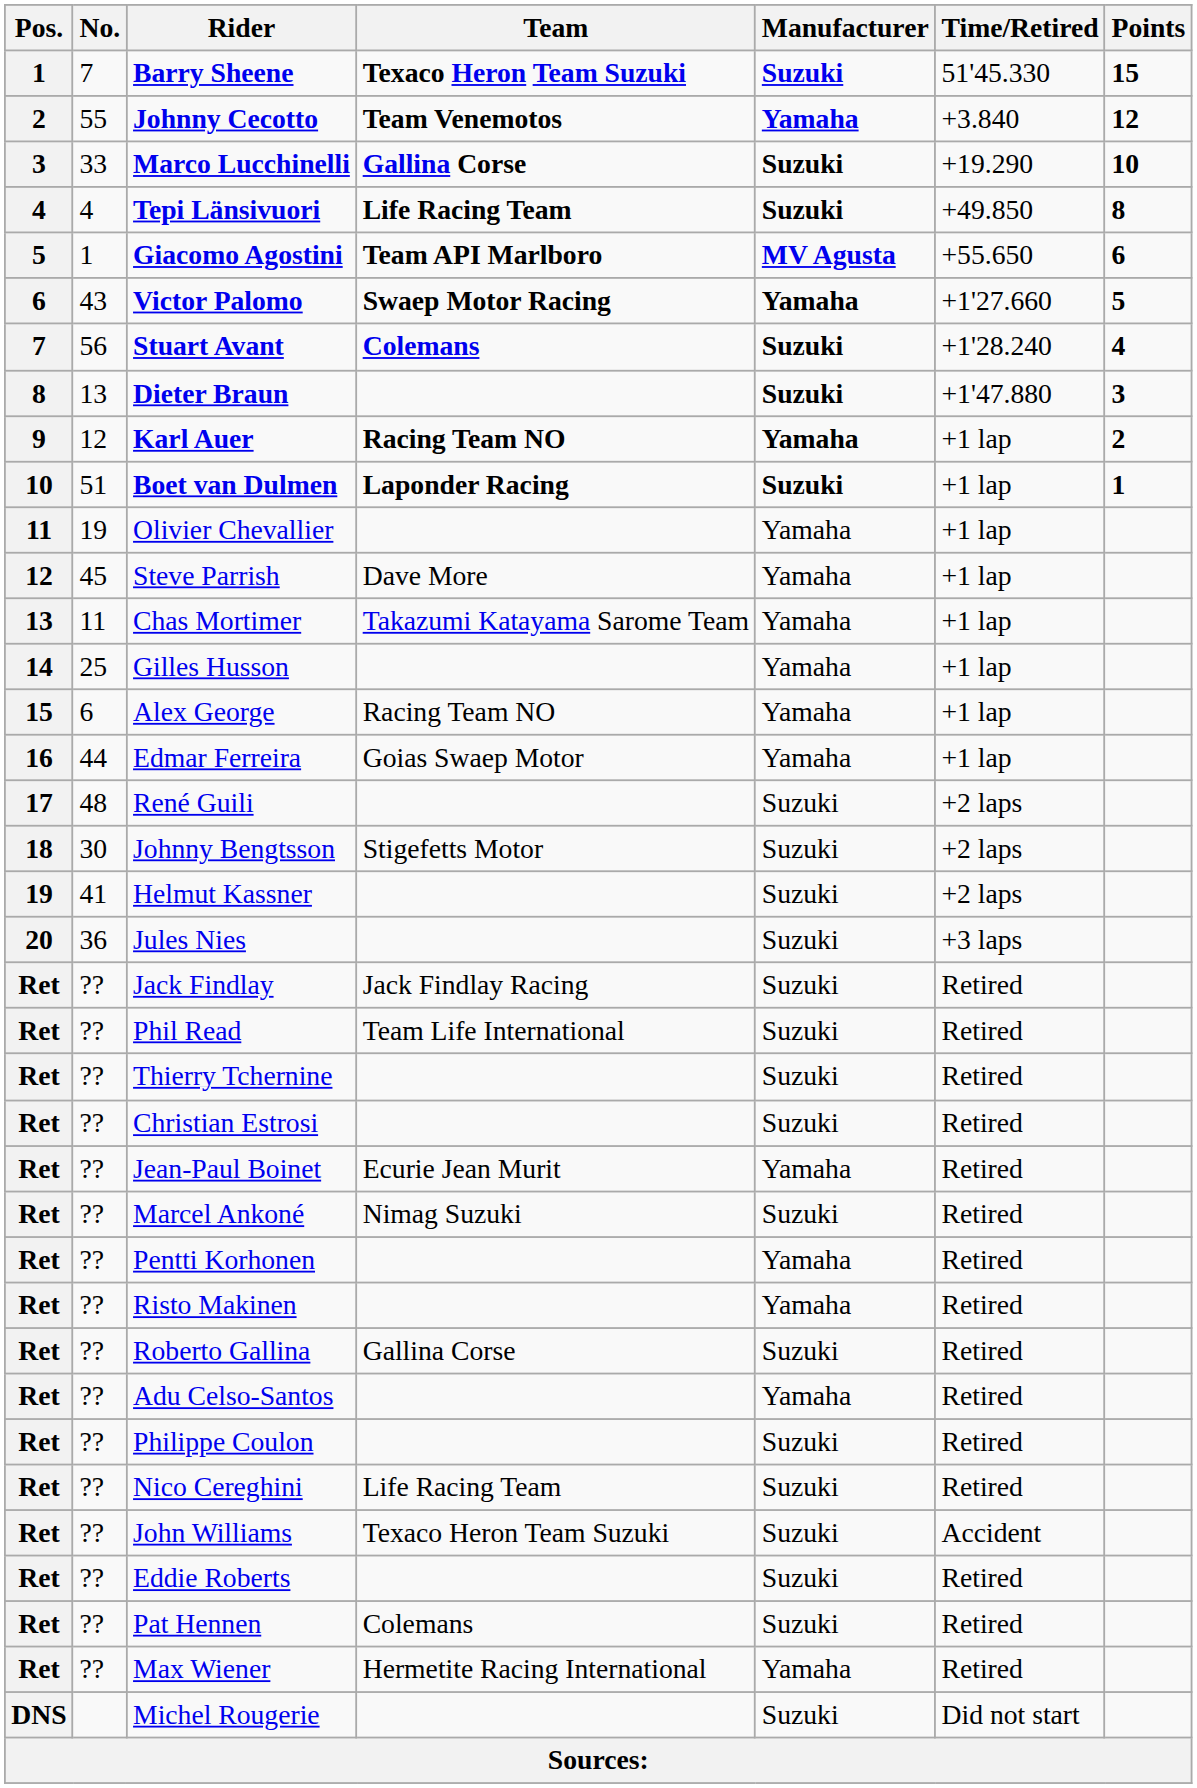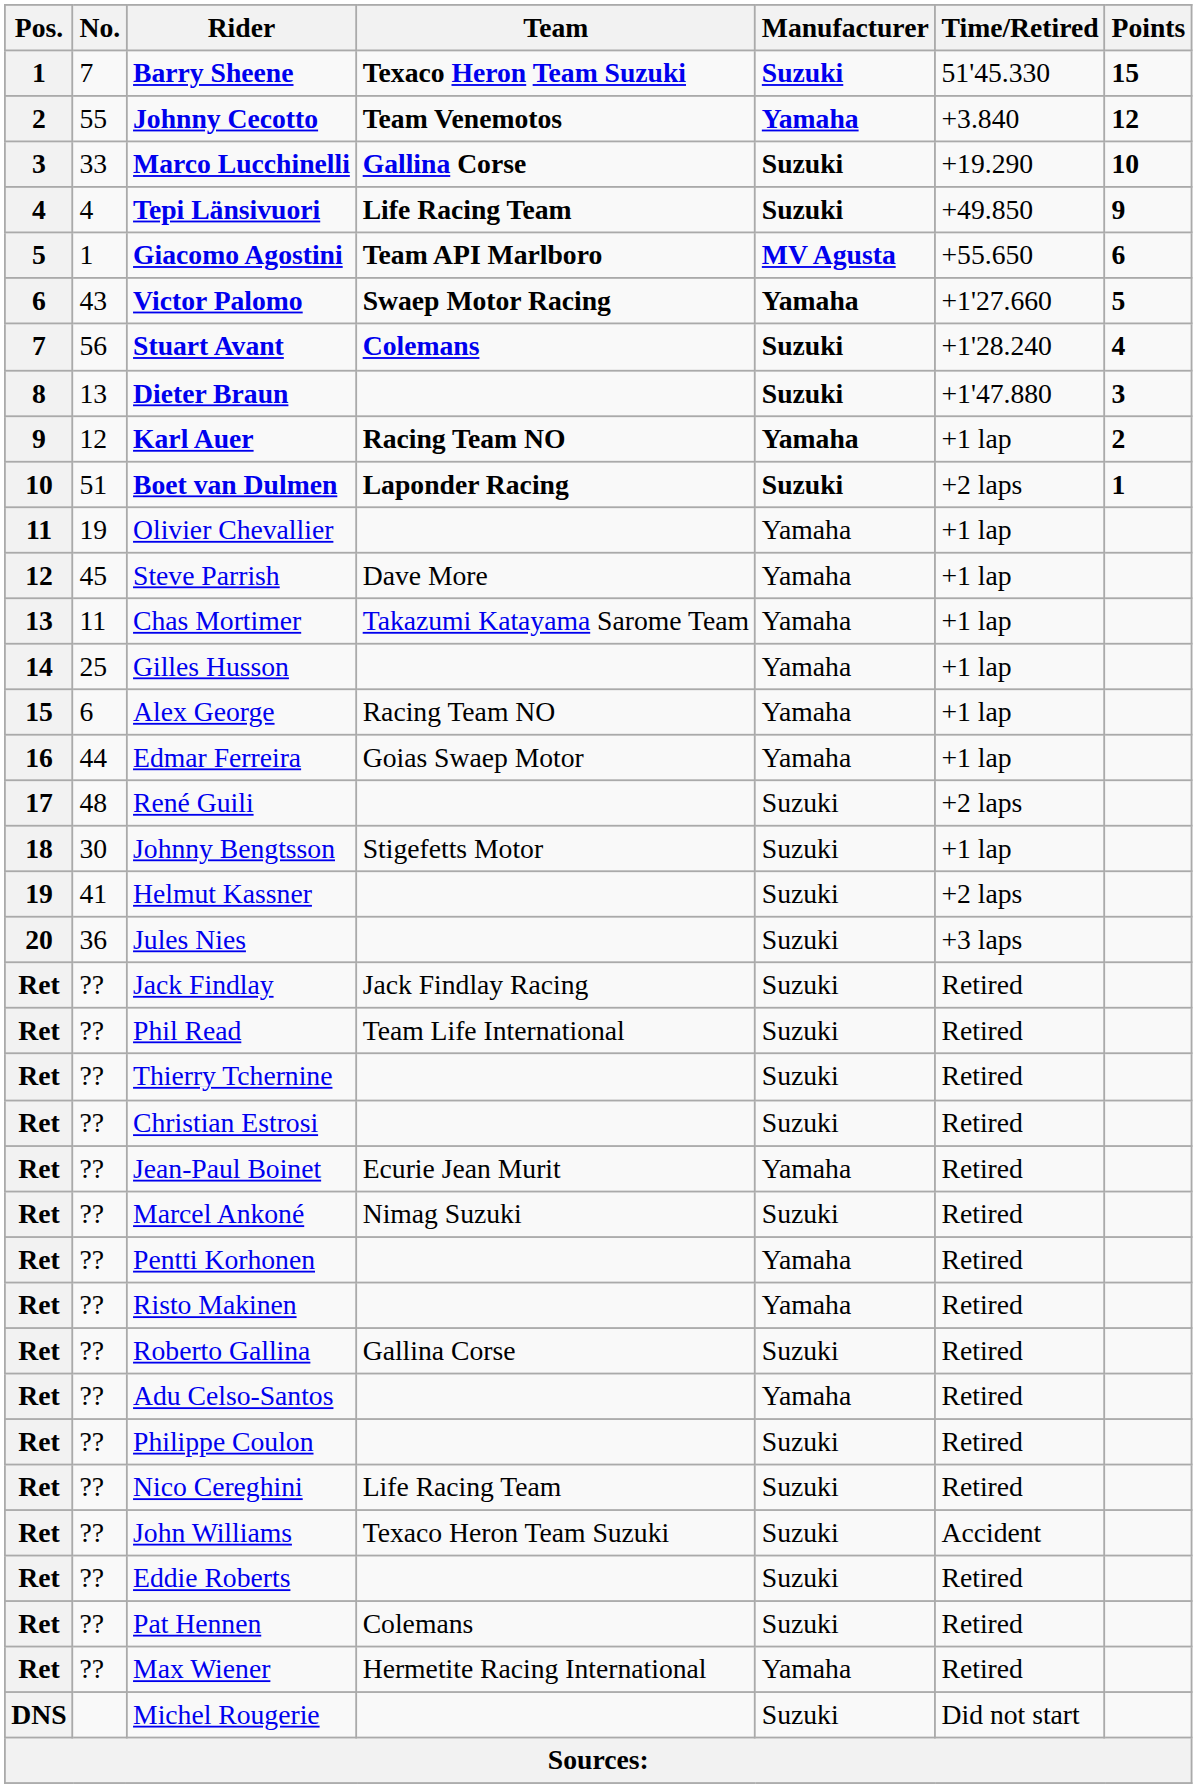(1118, 209) 8 -> (1118, 209) 9
(977, 483) +1 lap -> (982, 483) +2 laps
(982, 848) +2 laps -> (977, 848) +1 lap
